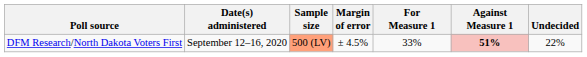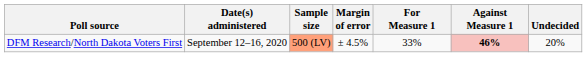(490, 43) 51% -> (490, 43) 46%
(555, 43) 22% -> (555, 43) 20%
